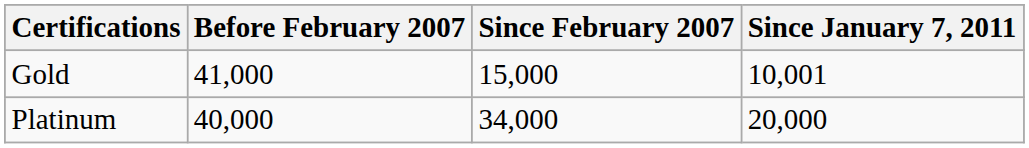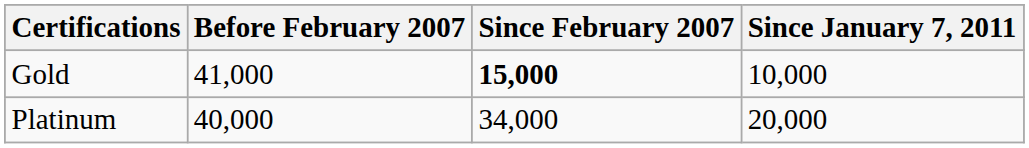(518, 73) normal -> (518, 73) bold
(787, 73) 10,001 -> (787, 73) 10,000
